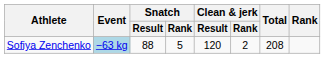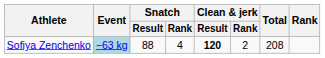(180, 45) 5 -> (180, 45) 4
(212, 45) normal -> (212, 45) bold
